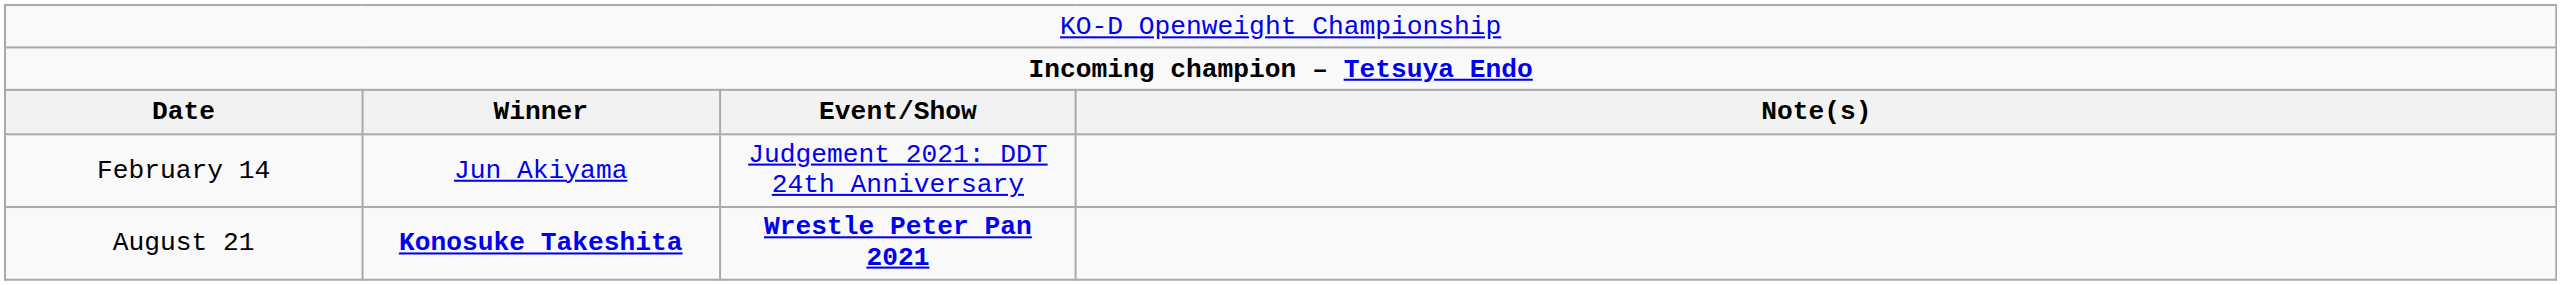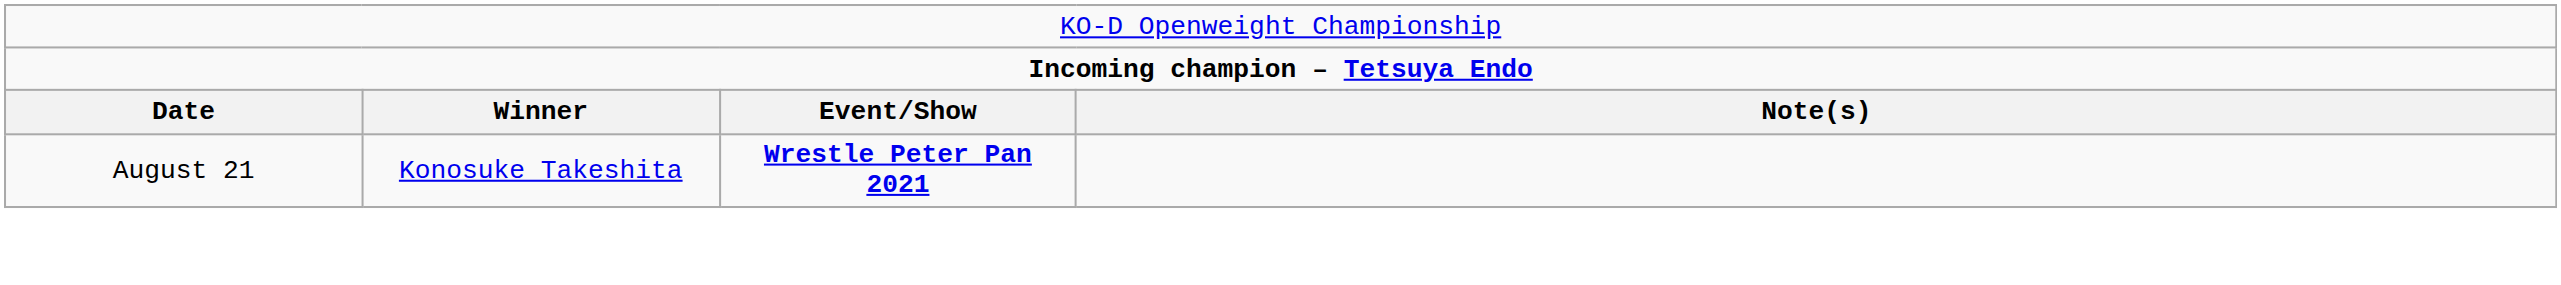- row: (184, 170)
(541, 243) bold -> (541, 170) normal
